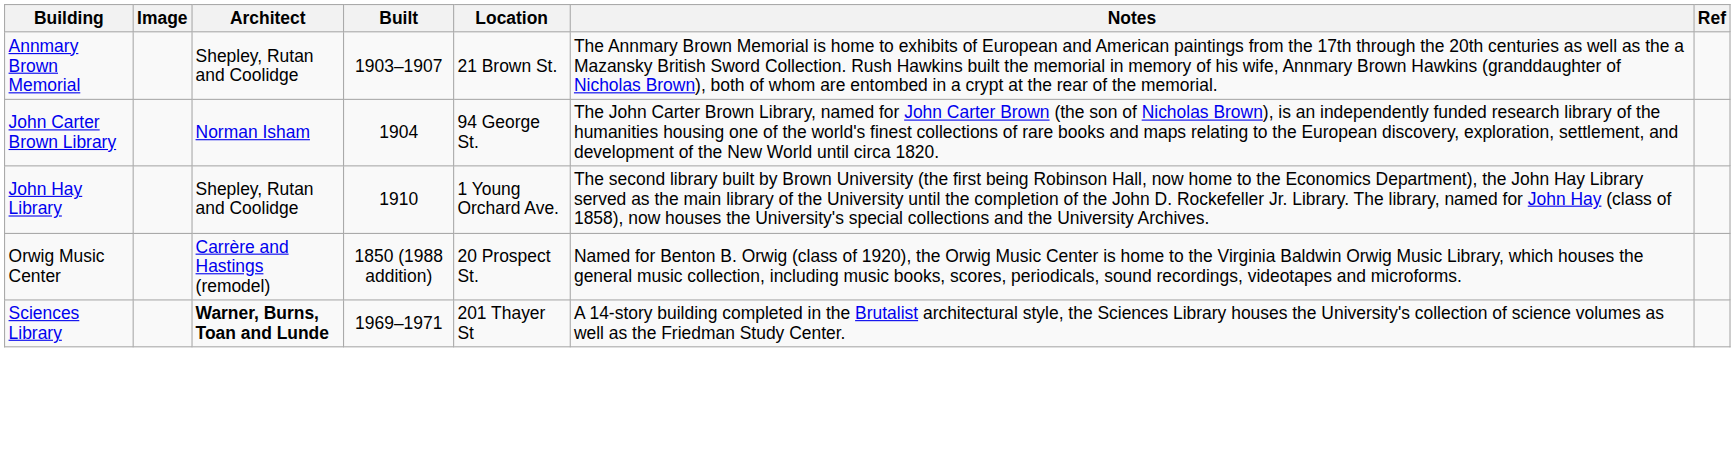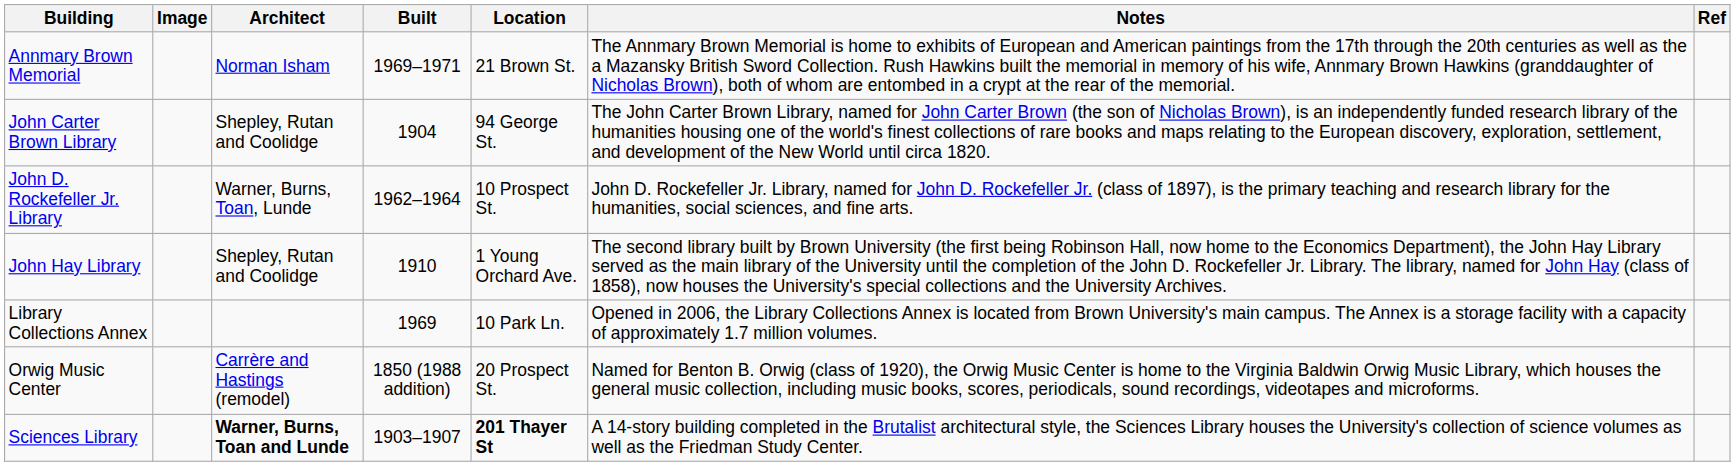(255, 65) Shepley, Rutan and Coolidge -> (273, 65) Norman Isham
(399, 65) 1903–1907 -> (417, 65) 1969–1971
(253, 132) Norman Isham -> (274, 132) Shepley, Rutan and Coolidge
+ row: (64, 199)
+ row: (78, 323)
(399, 323) 1969–1971 -> (417, 437) 1903–1907
(501, 323) normal -> (521, 437) bold
